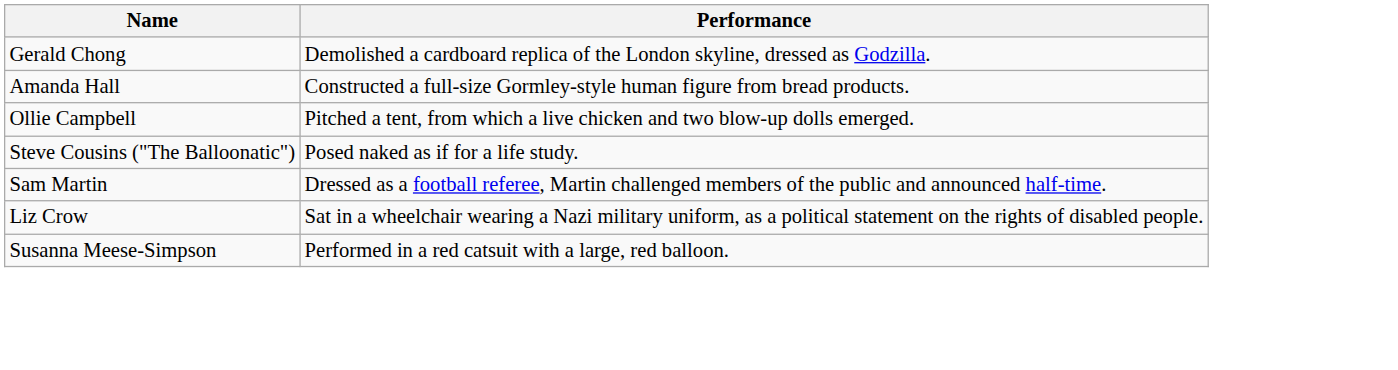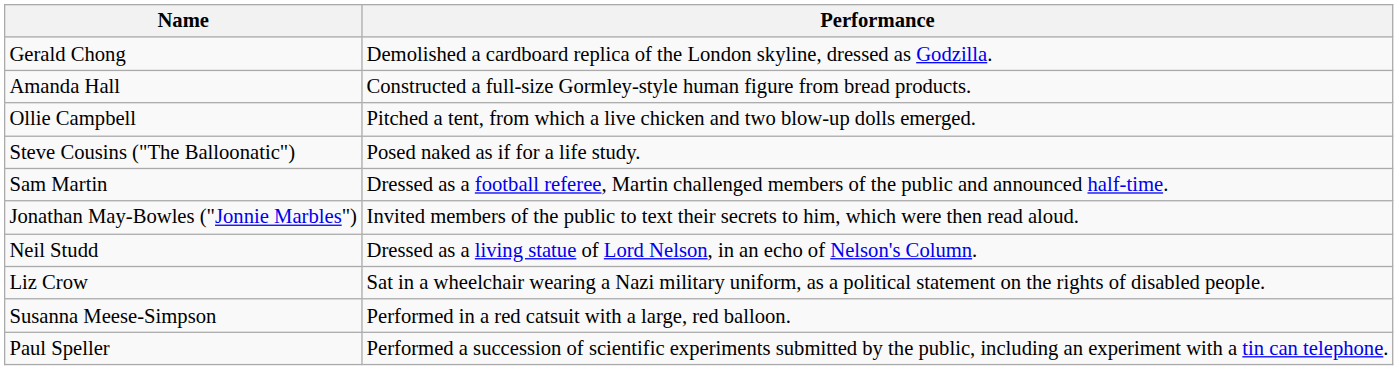+ row: (183, 217)
+ row: (54, 250)
+ row: (60, 348)
